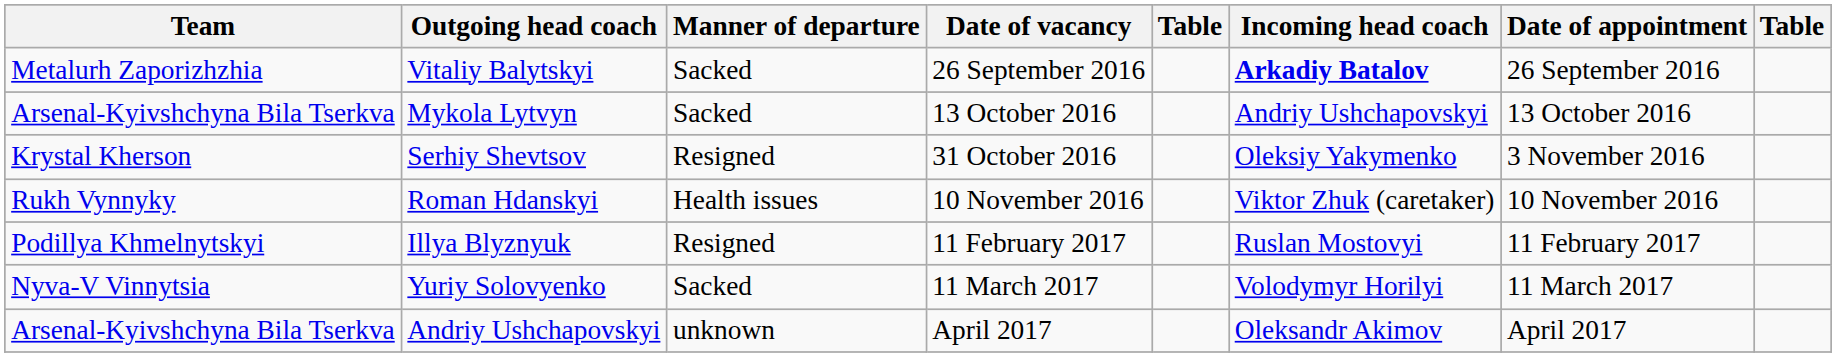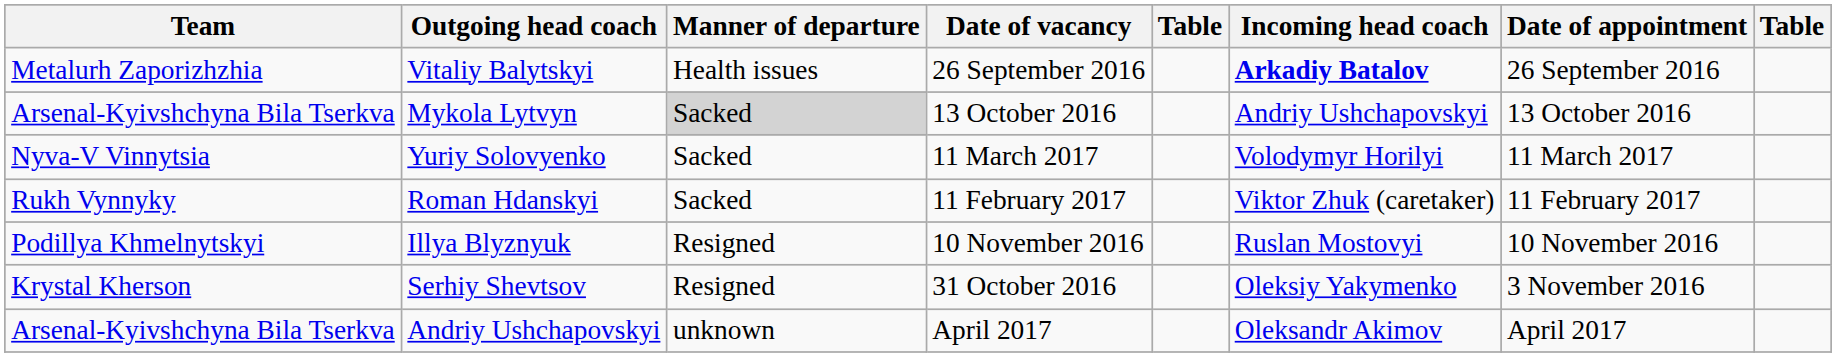(713, 69) Sacked -> (746, 69) Health issues
(713, 112) no background -> (713, 112) lightgrey background
rows swapped: (497, 156) <-> (507, 286)
(746, 199) Health issues -> (713, 199) Sacked
(1038, 199) 10 November 2016 -> (1029, 199) 11 February 2017
(1613, 199) 10 November 2016 -> (1604, 199) 11 February 2017
(1029, 243) 11 February 2017 -> (1038, 243) 10 November 2016
(1604, 243) 11 February 2017 -> (1613, 243) 10 November 2016
